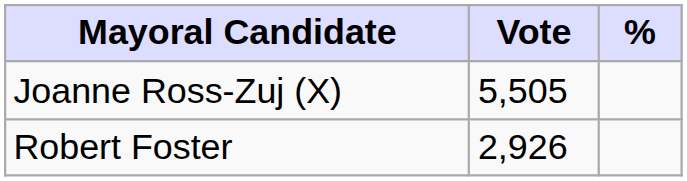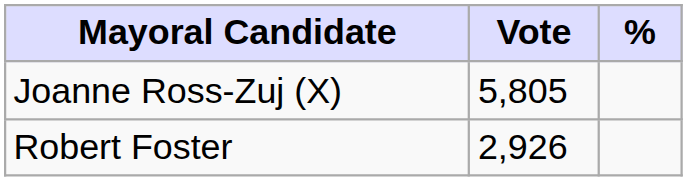(523, 89) 5,505 -> (523, 89) 5,805
